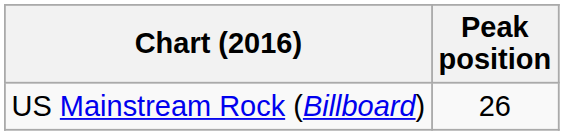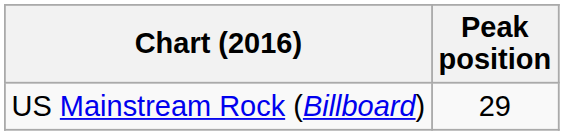(495, 105) 26 -> (495, 105) 29
